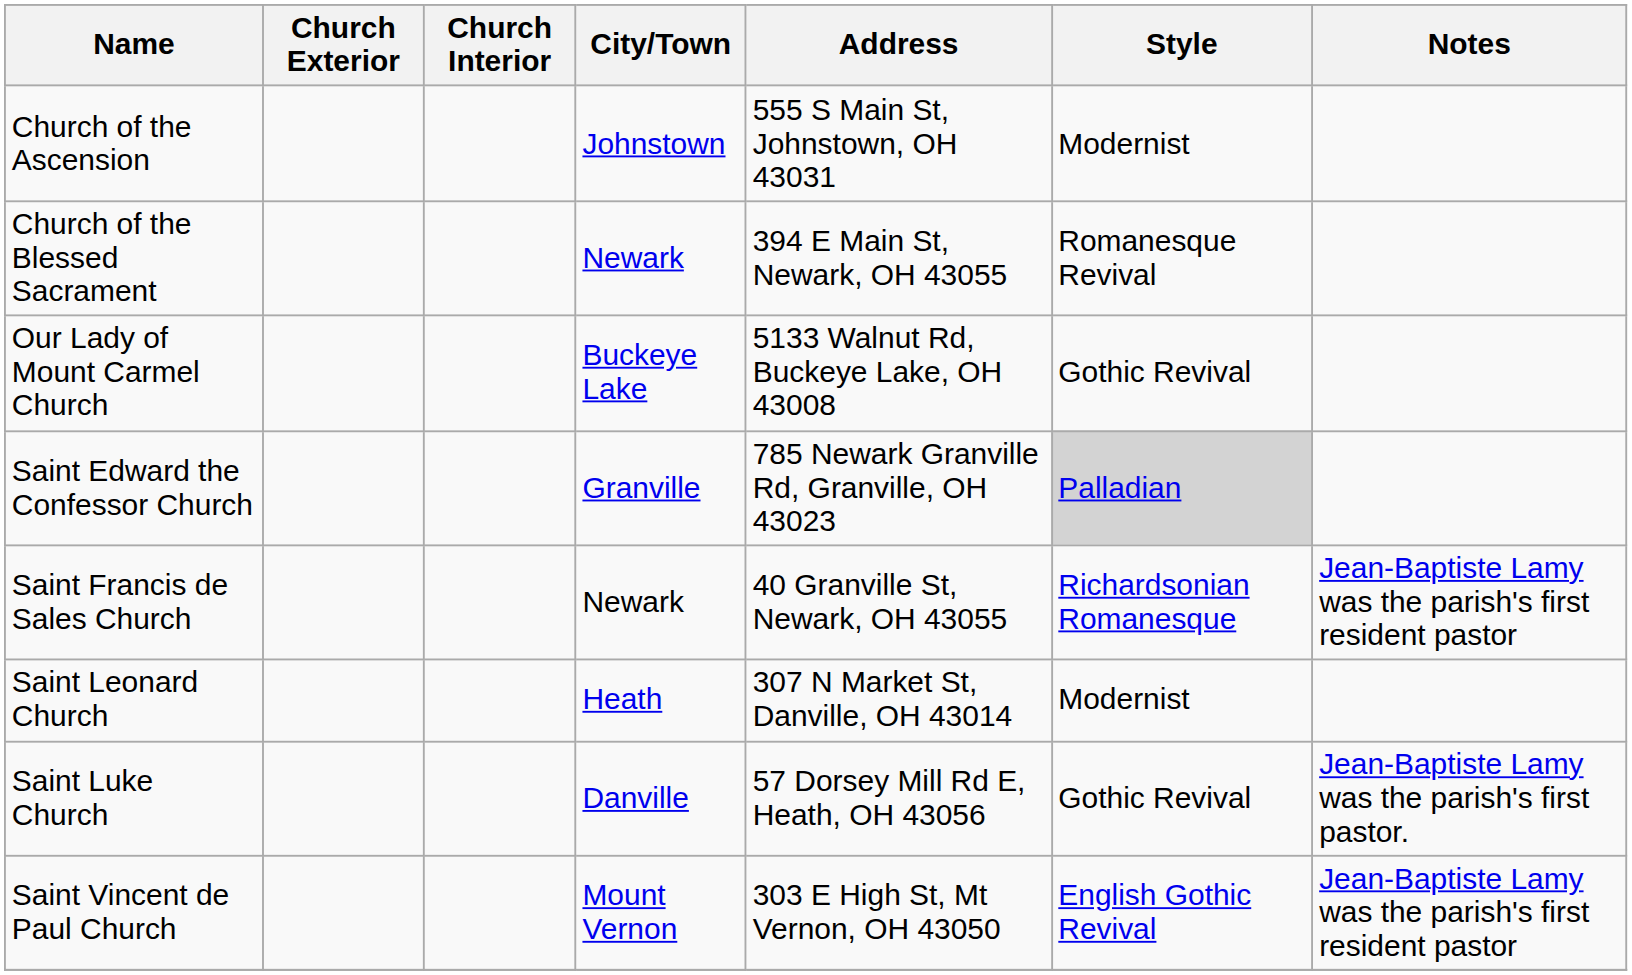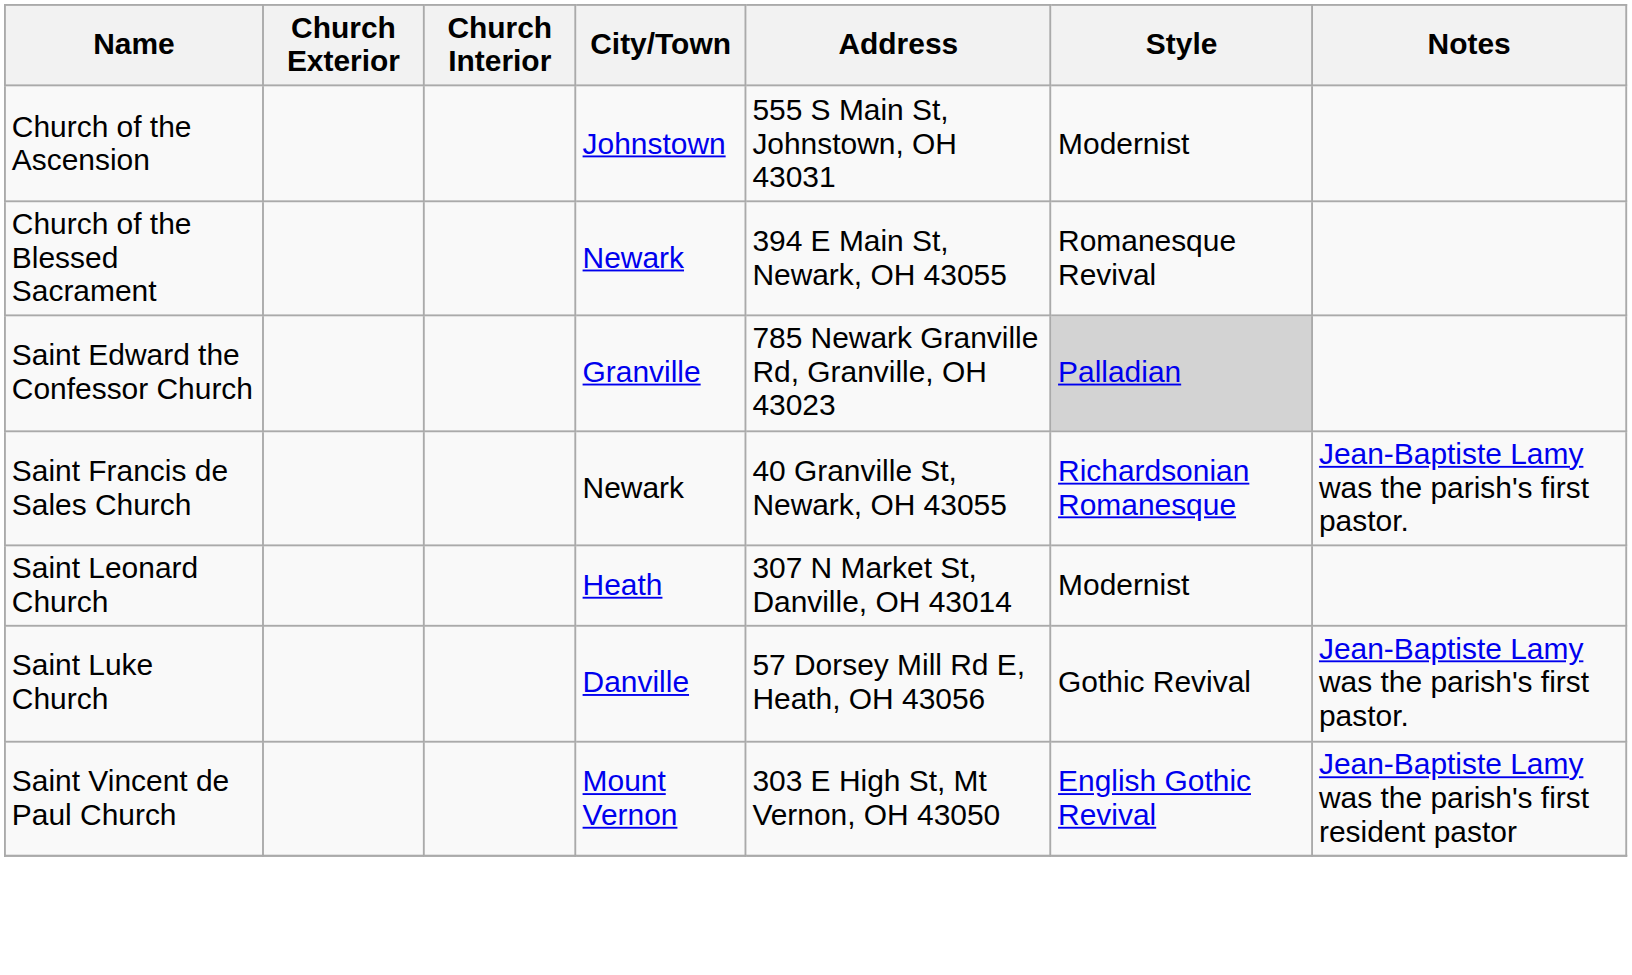- row: (106, 372)
(1454, 602) Jean-Baptiste Lamy was the parish's first resident pastor -> (1454, 487) Jean-Baptiste Lamy was the parish's first pastor.
